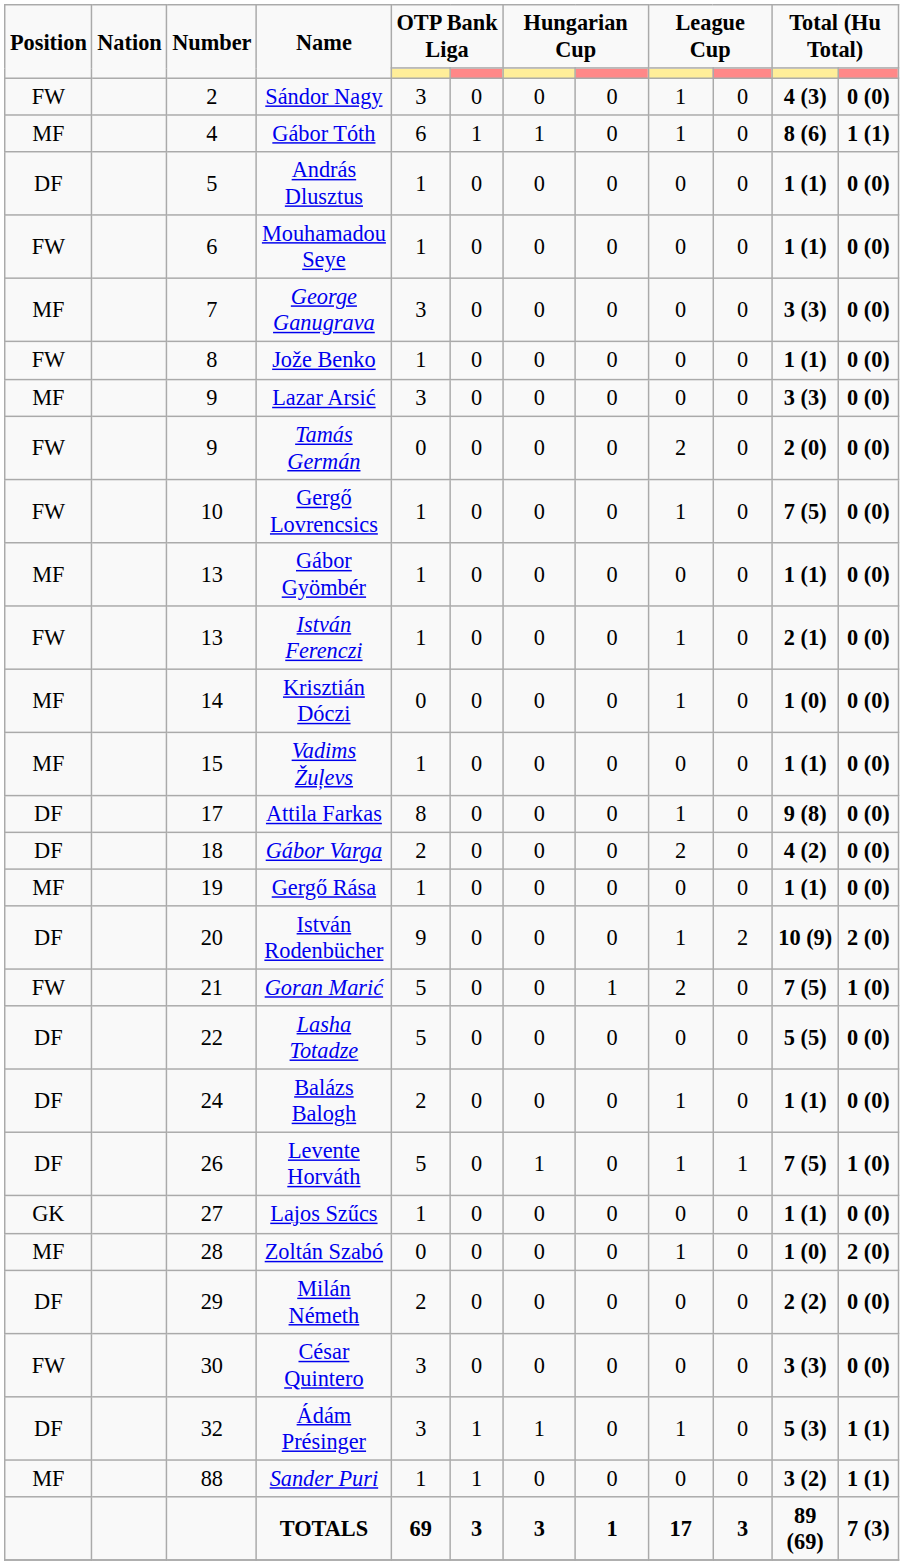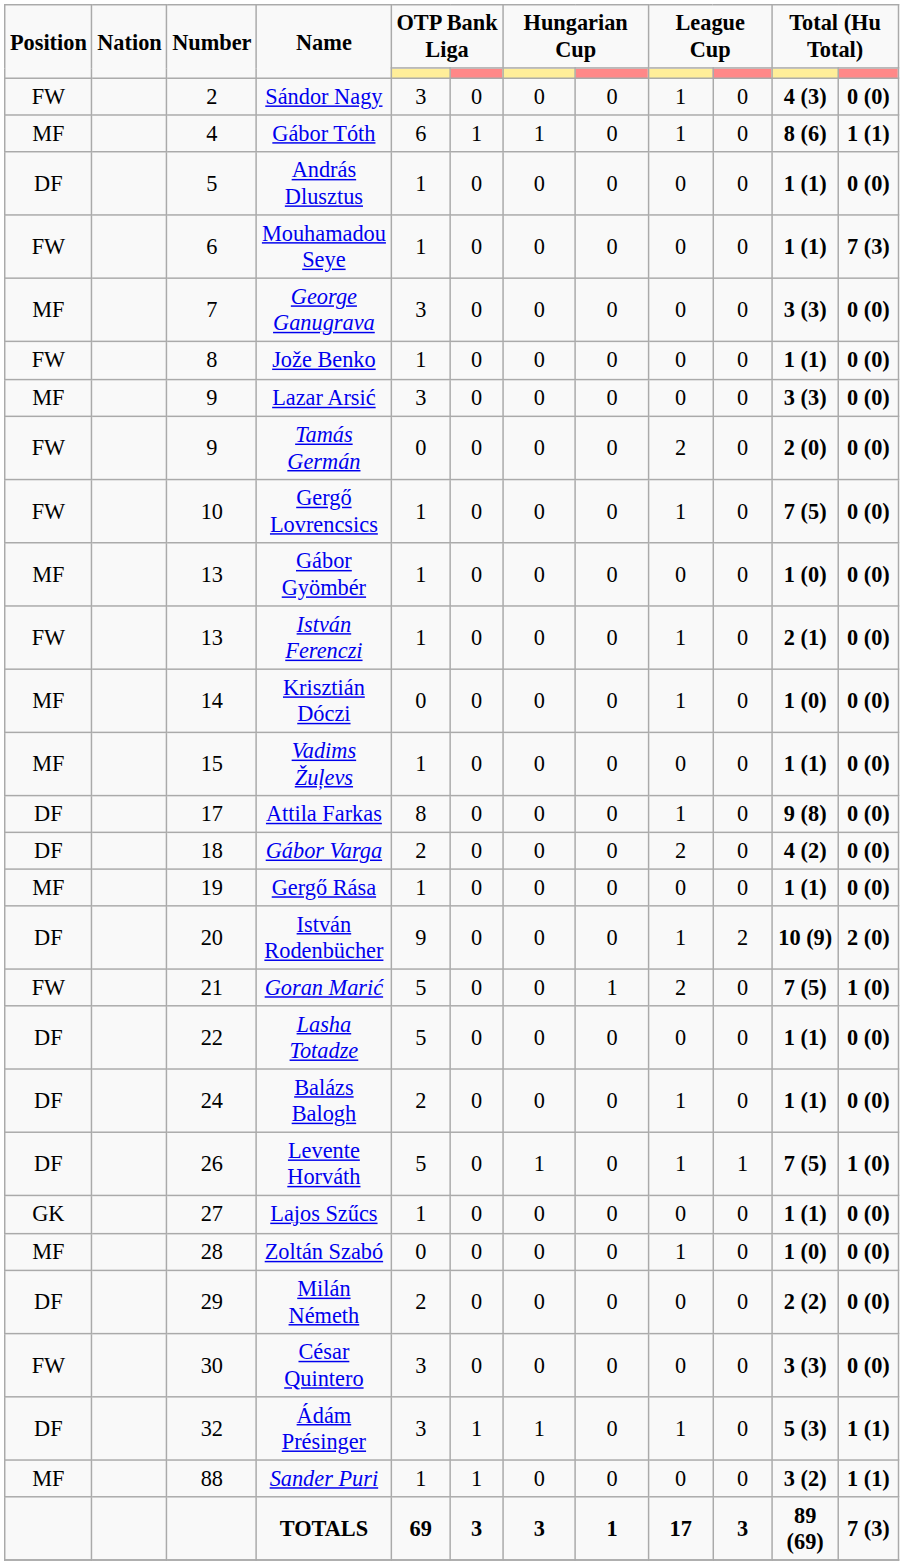(868, 247) 0 (0) -> (868, 247) 7 (3)
(805, 573) 1 (1) -> (805, 573) 1 (0)
(805, 1037) 5 (5) -> (805, 1037) 1 (1)
(868, 1251) 2 (0) -> (868, 1251) 0 (0)
